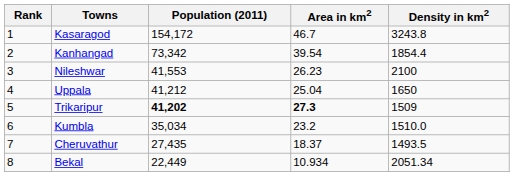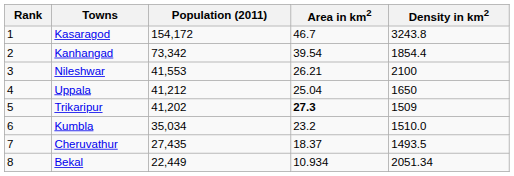(308, 72) 26.23 -> (308, 72) 26.21
(169, 108) bold -> (169, 108) normal
